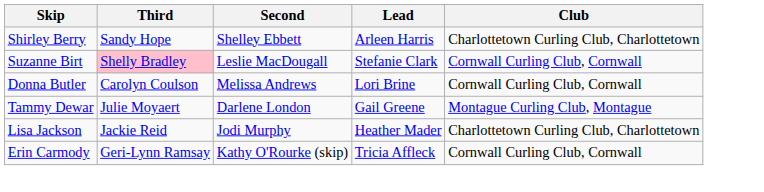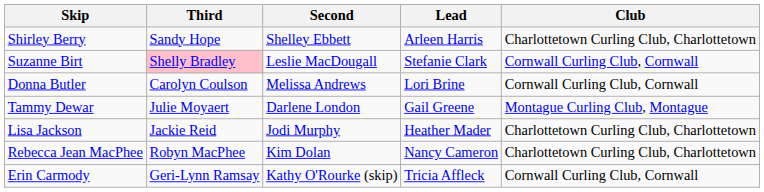+ row: (75, 152)
